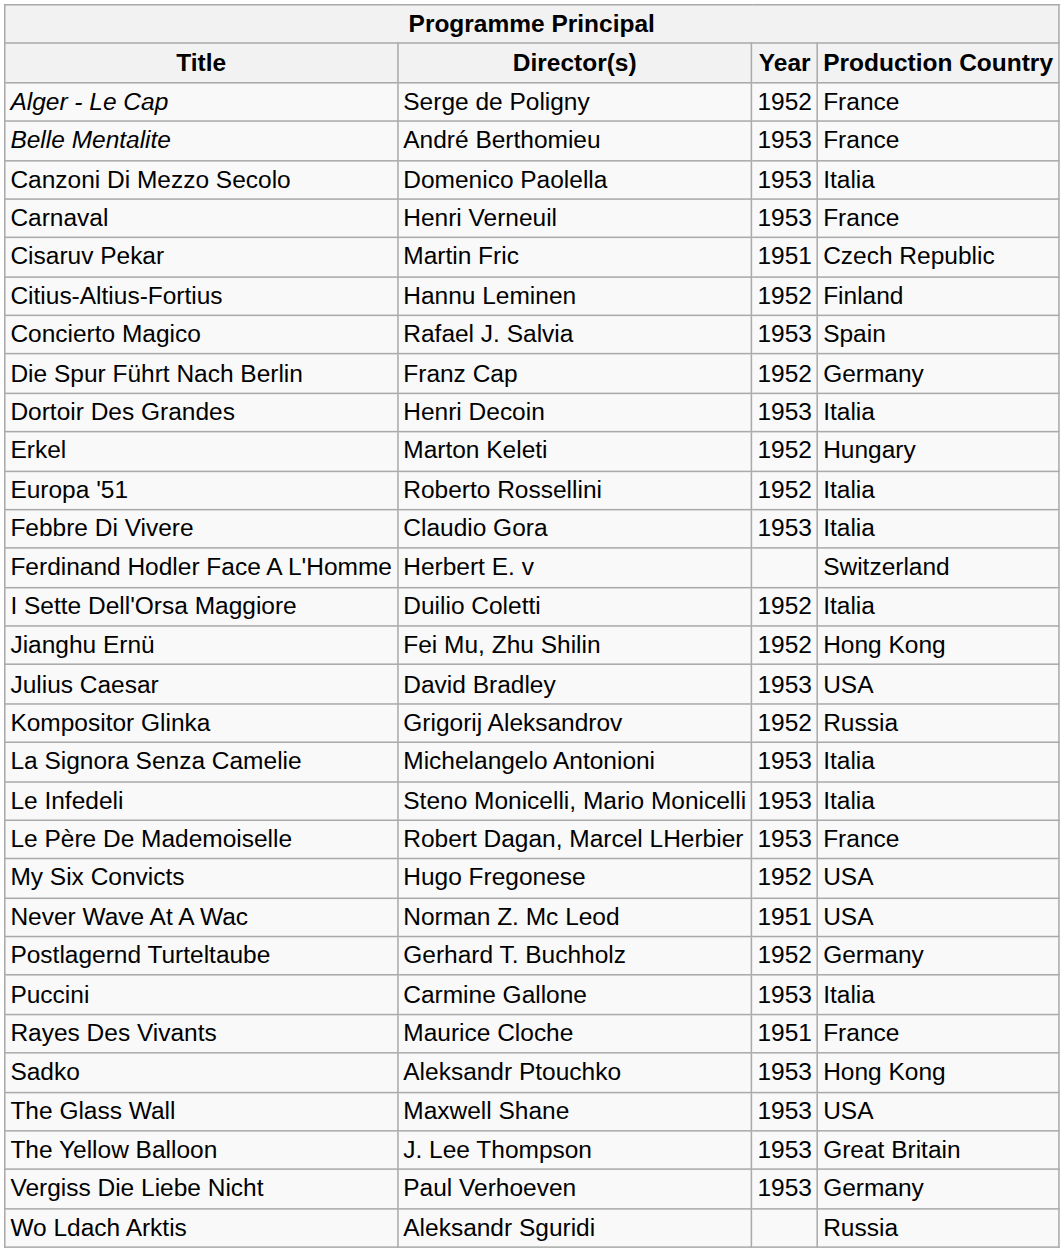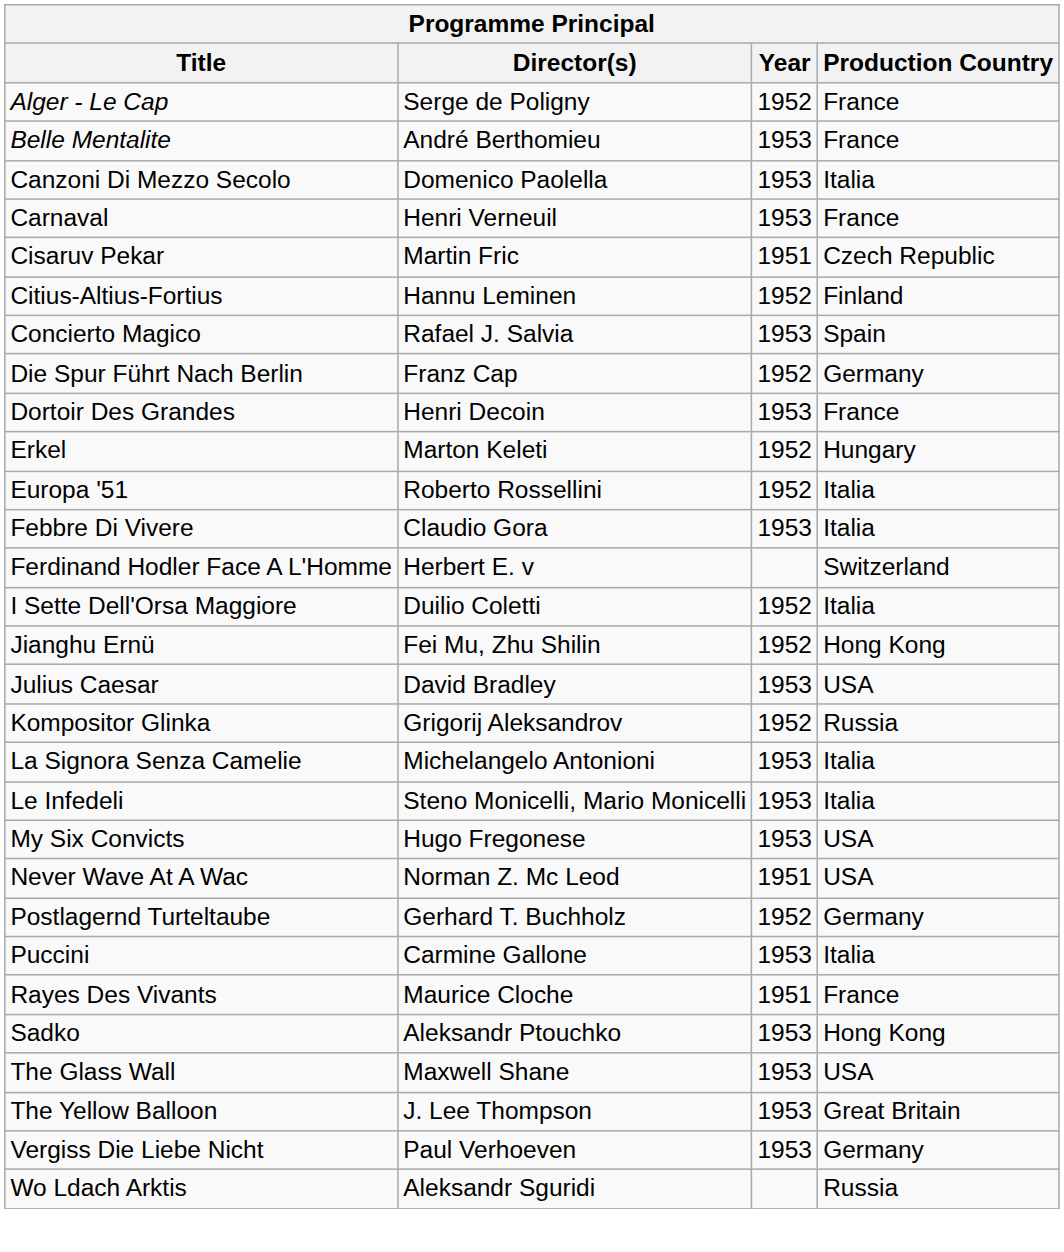(849, 412) Italia -> (861, 412) France
- row: (151, 839)
(785, 878) 1952 -> (785, 839) 1953
